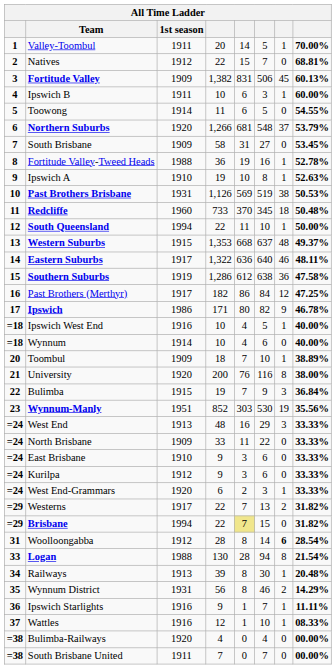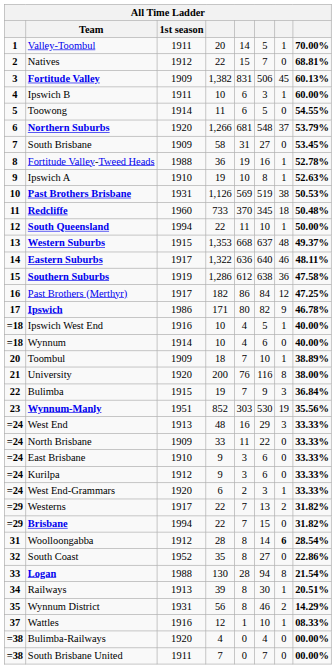(244, 524) khaki background -> (244, 524) no background
+ row: (53, 557)
(312, 573) 20.48% -> (312, 590) 20.51%
- row: (66, 606)
